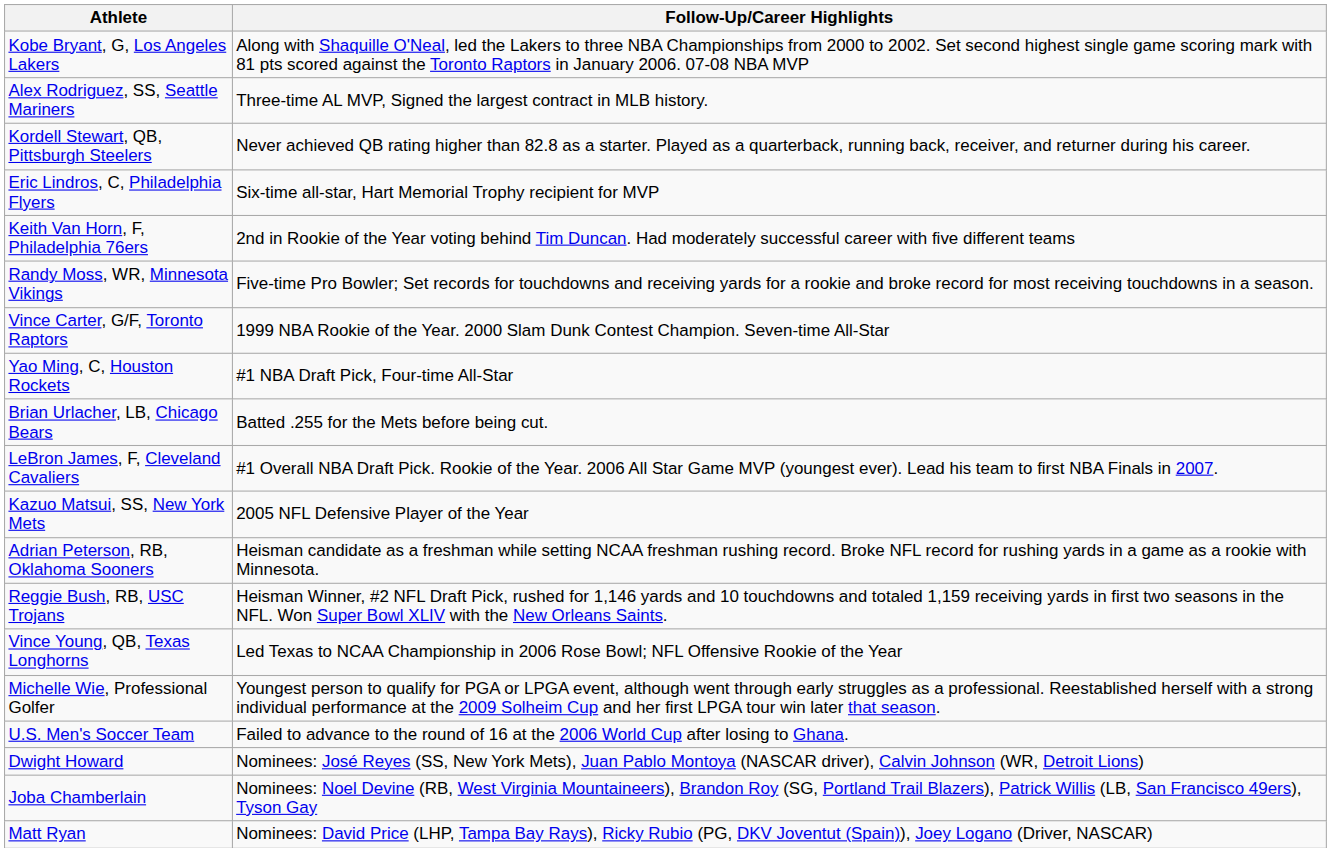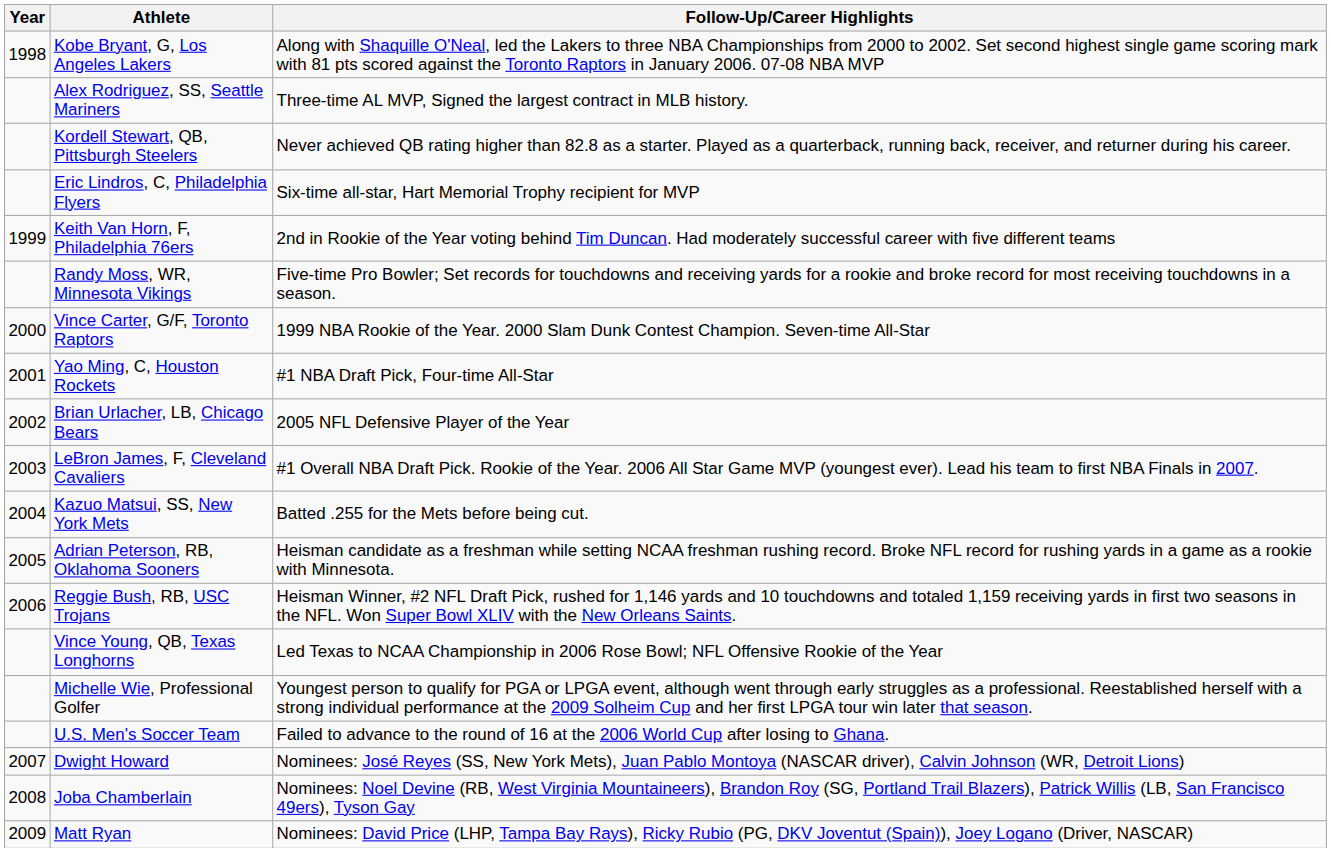+ column: (27, 17)
(392, 422) Batted .255 for the Mets before being cut. -> (423, 422) 2005 NFL Defensive Player of the Year
(382, 514) 2005 NFL Defensive Player of the Year -> (433, 514) Batted .255 for the Mets before being cut.
